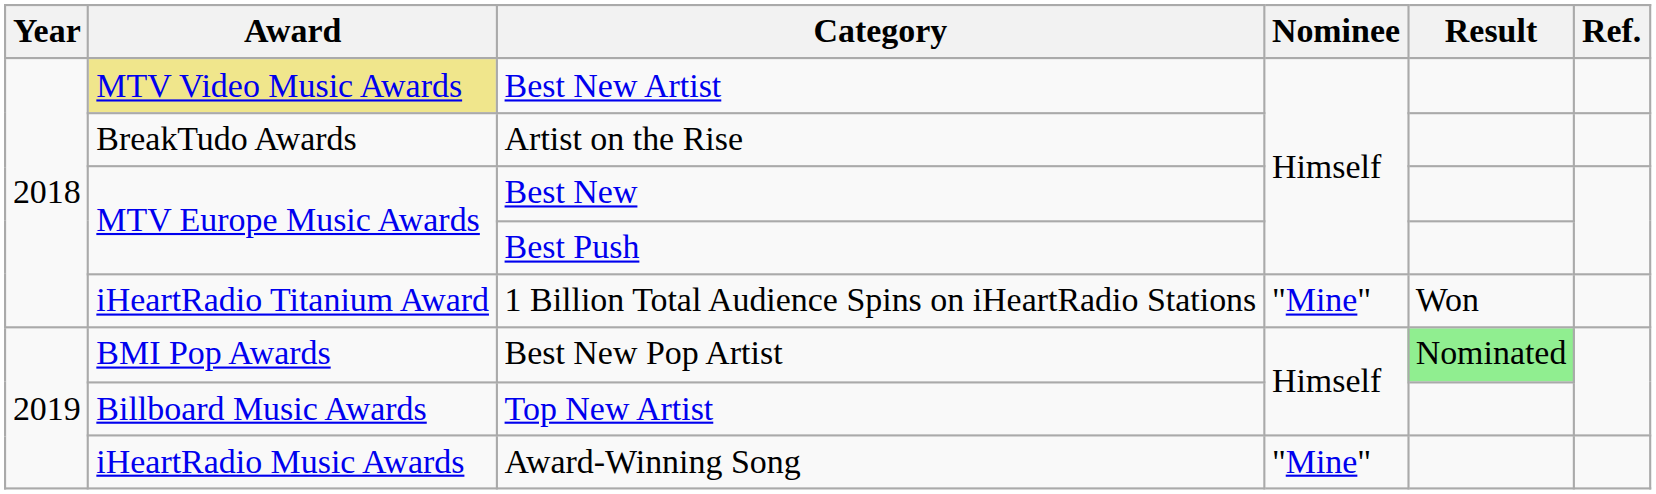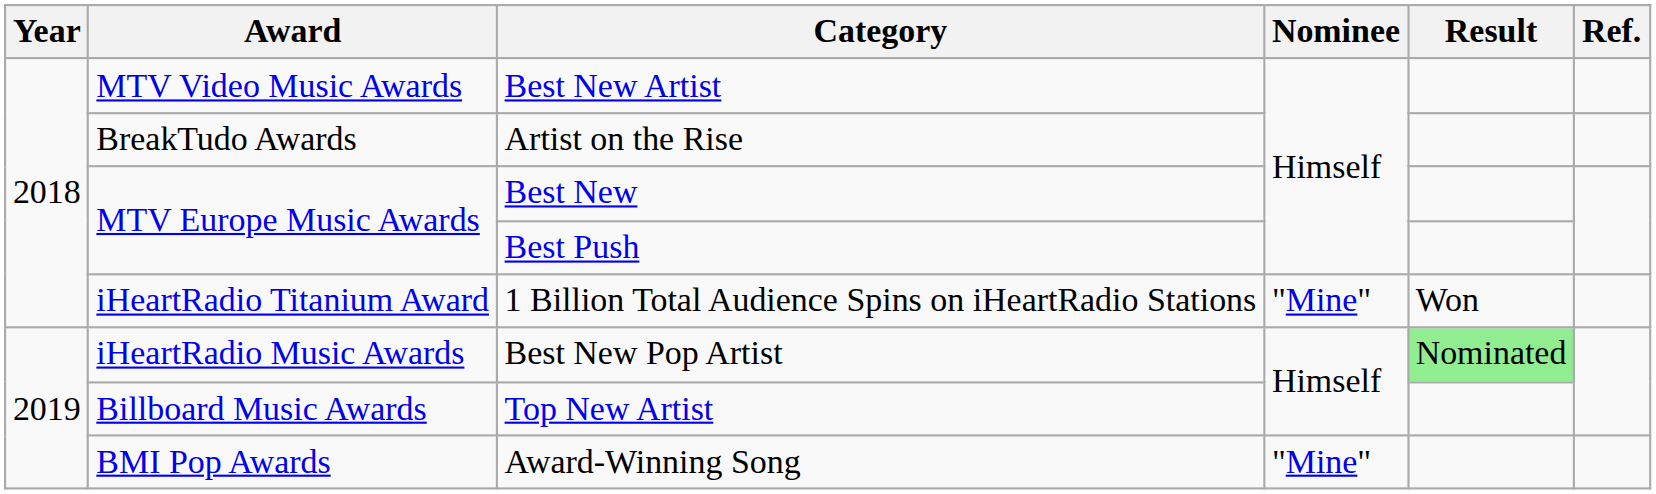(279, 85) khaki background -> (279, 85) no background
(214, 354) BMI Pop Awards -> (280, 354) iHeartRadio Music Awards
(280, 461) iHeartRadio Music Awards -> (214, 461) BMI Pop Awards
